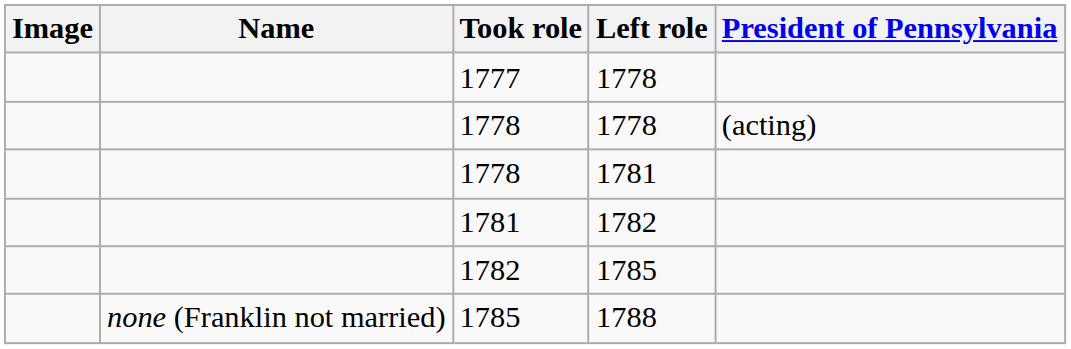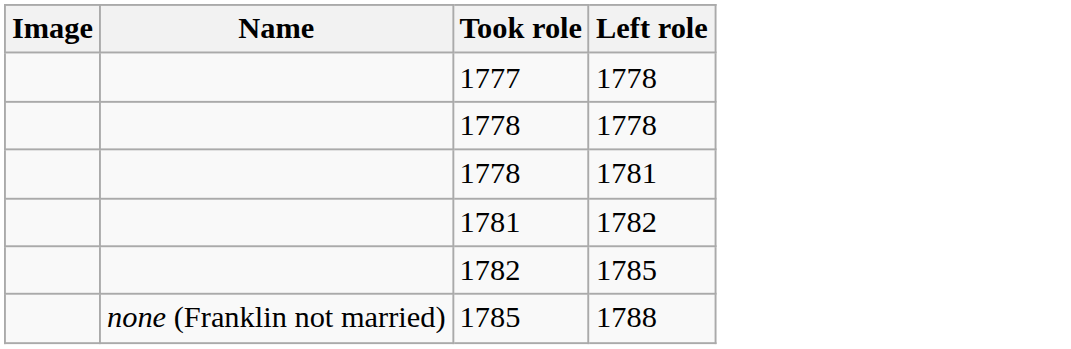- column: (890, 28)
